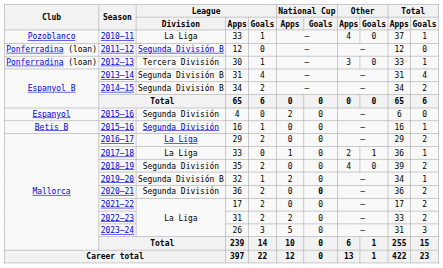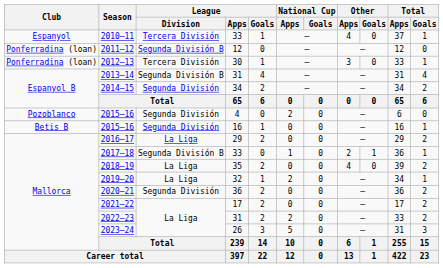(52, 37) Pozoblanco -> (52, 37) Espanyol
(181, 37) La Liga -> (181, 37) Tercera División
(181, 88) Segunda División B -> (181, 88) Segunda División
(52, 114) Espanyol -> (52, 114) Pozoblanco
(181, 153) La Liga -> (181, 153) Segunda División B
(181, 166) Segunda División -> (181, 166) La Liga
(181, 179) Segunda División B -> (181, 179) La Liga
(321, 192) bold -> (321, 192) normal
